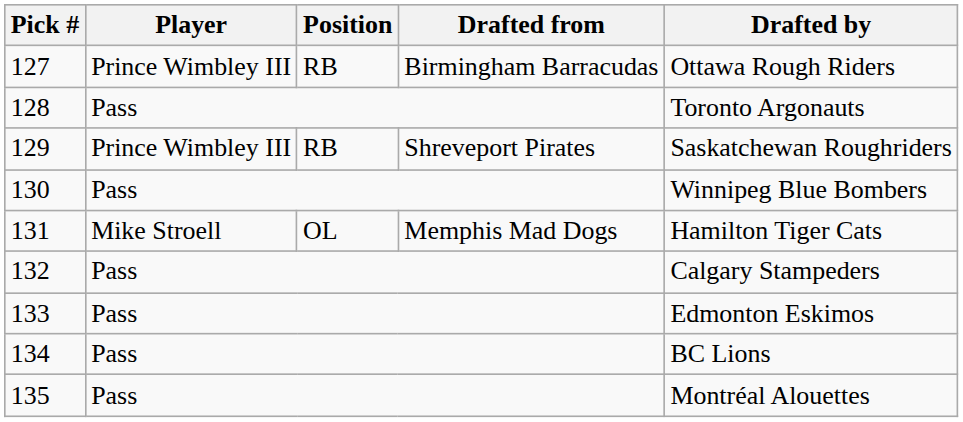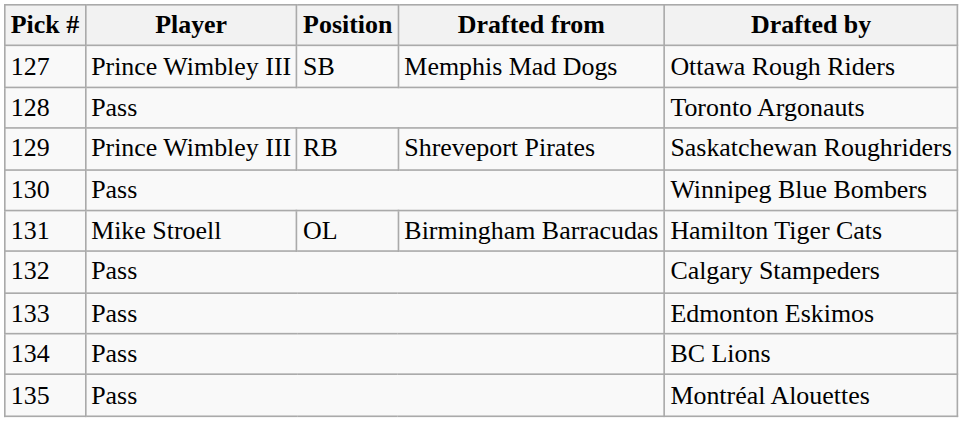(320, 66) RB -> (319, 66) SB
(531, 66) Birmingham Barracudas -> (511, 66) Memphis Mad Dogs
(511, 230) Memphis Mad Dogs -> (531, 230) Birmingham Barracudas
